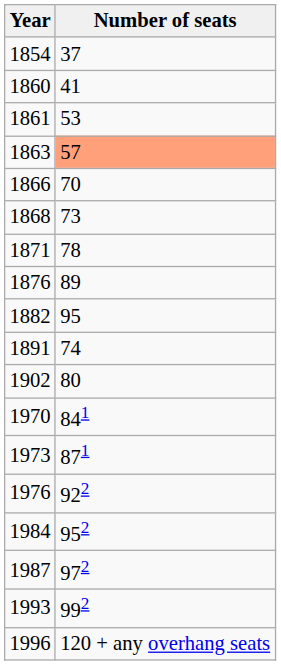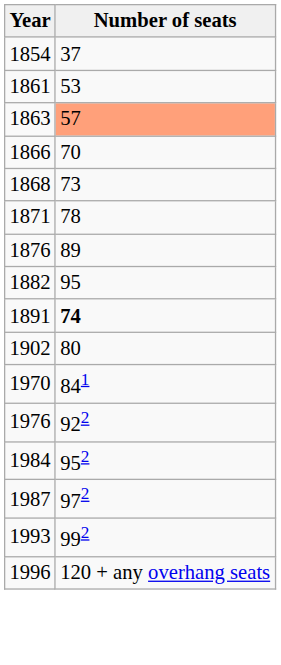- row: (30, 86)
(71, 348) normal -> (71, 315) bold
- row: (30, 454)
